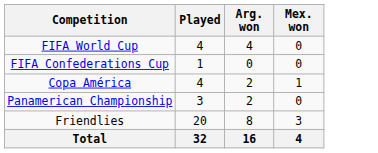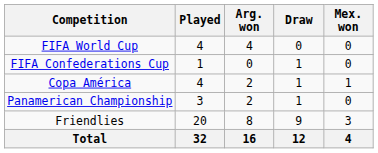+ column: (299, 20)
